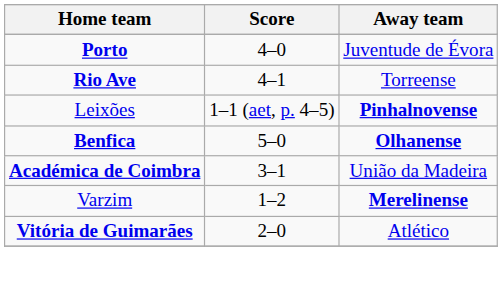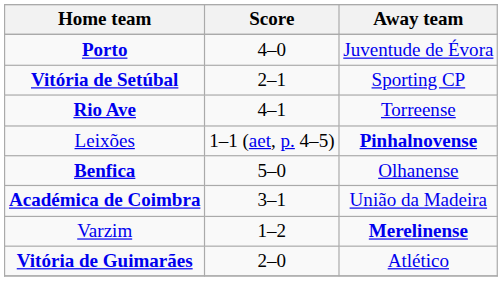+ row: (105, 79)
(418, 140) bold -> (418, 170) normal
